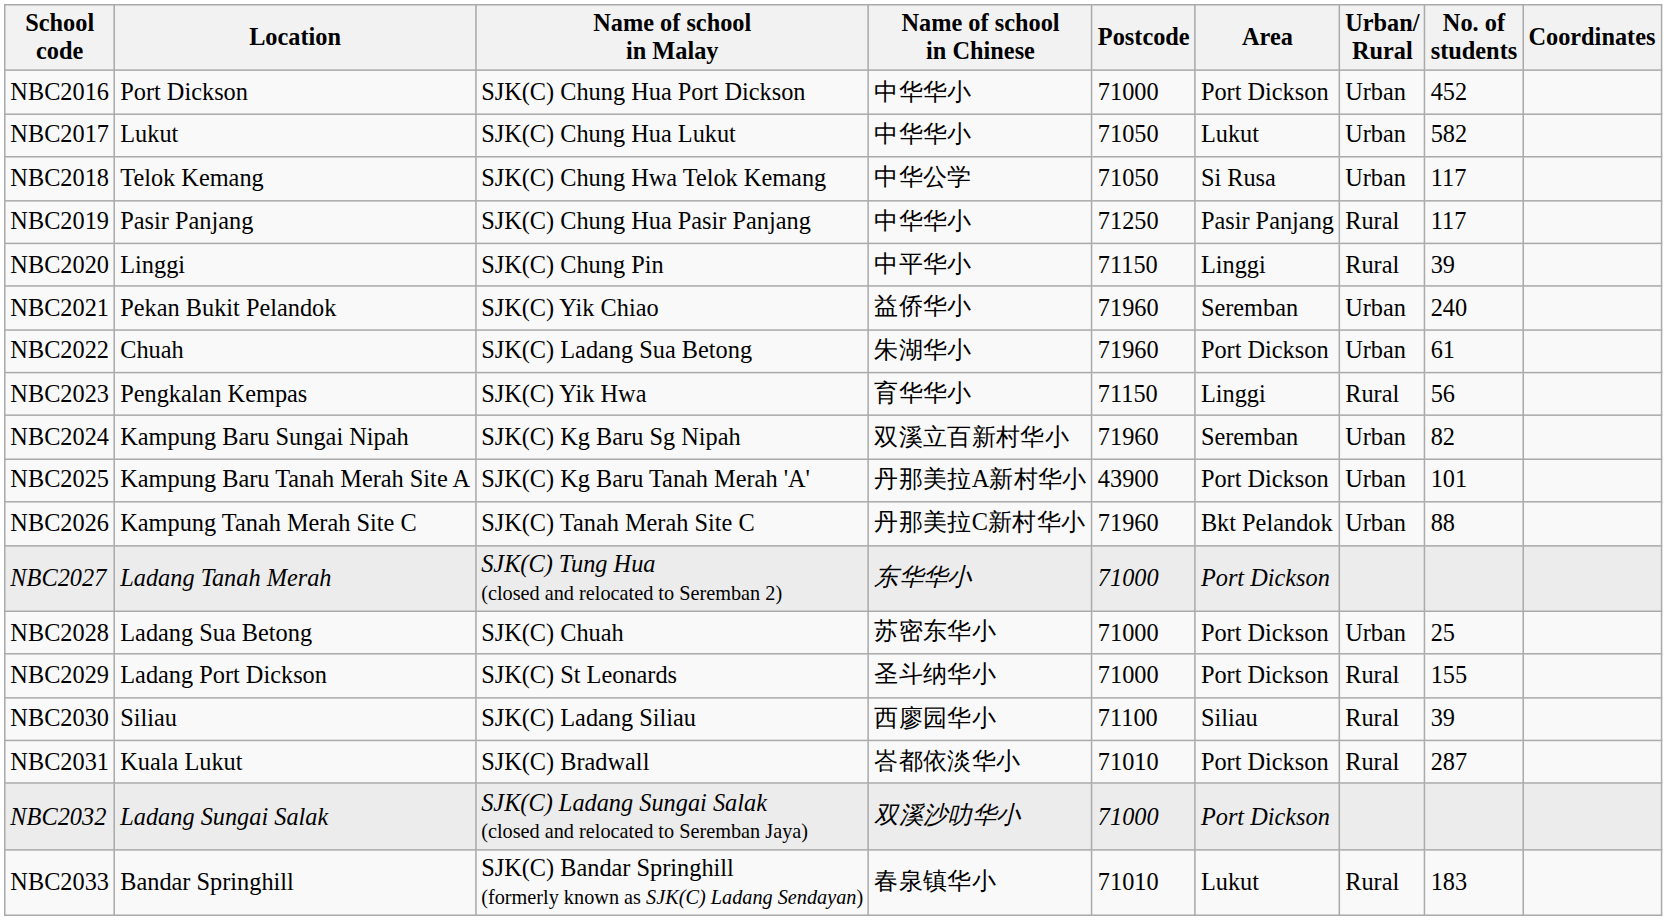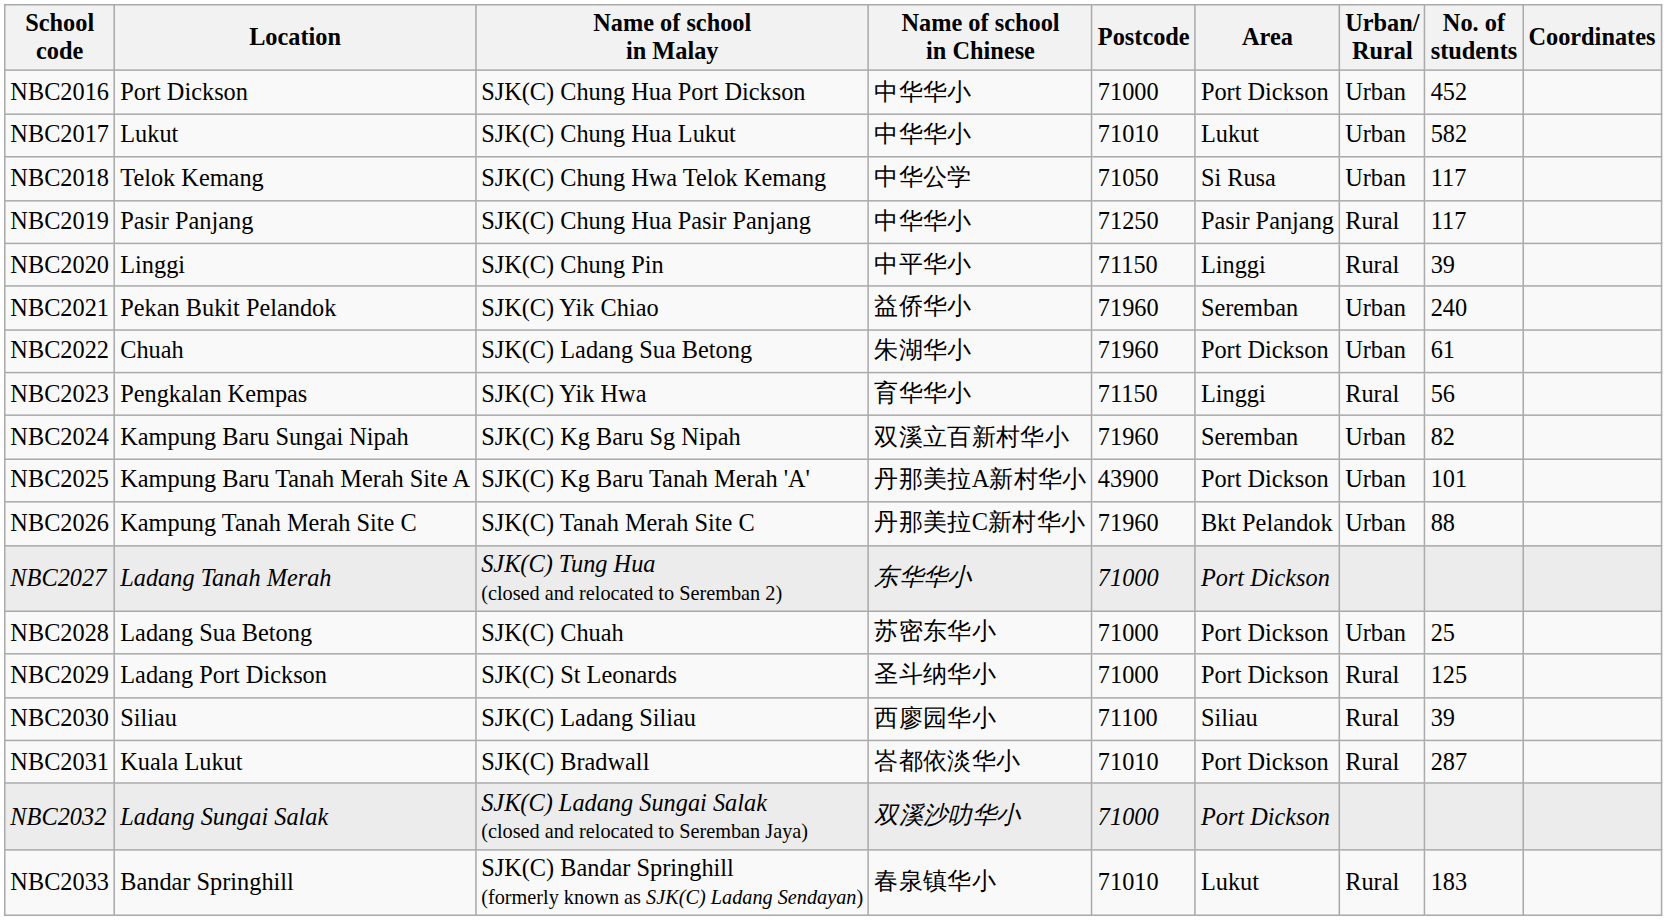(1128, 135) 71050 -> (1128, 135) 71010
(1449, 675) 155 -> (1449, 675) 125
